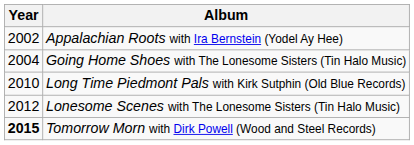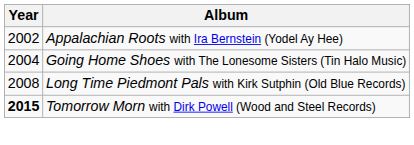(24, 83) 2010 -> (24, 83) 2008
- row: (223, 106)
